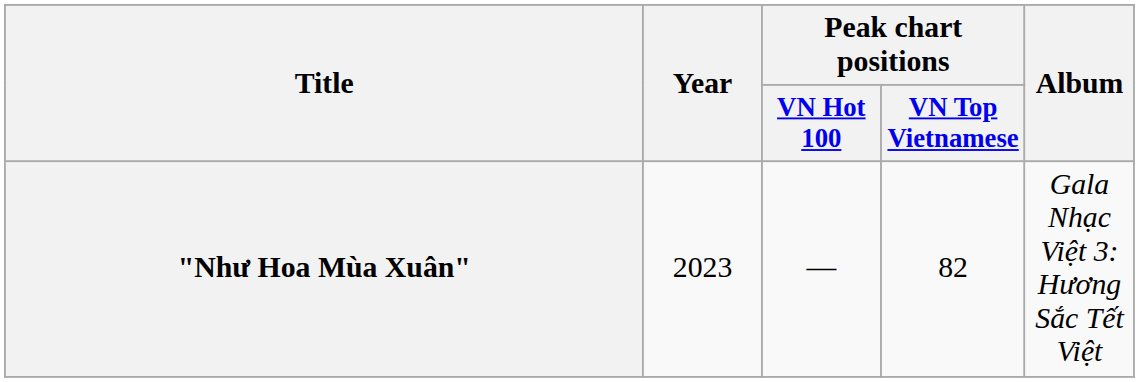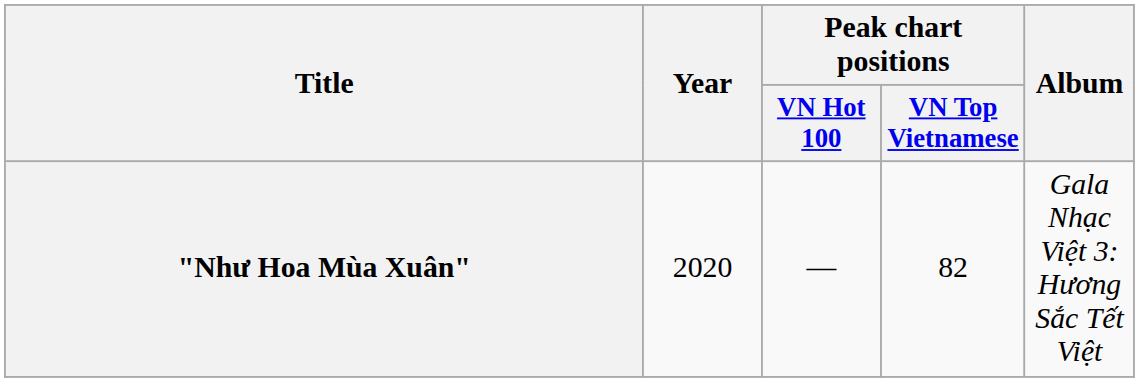(703, 268) 2023 -> (703, 268) 2020
